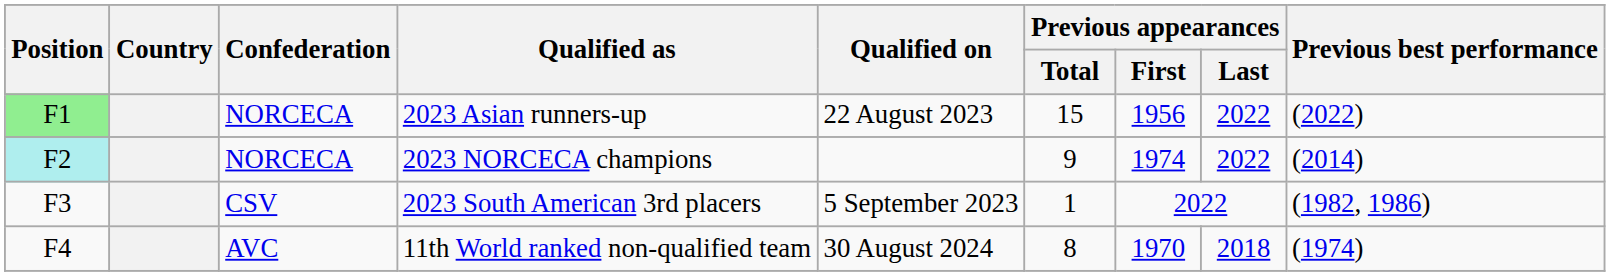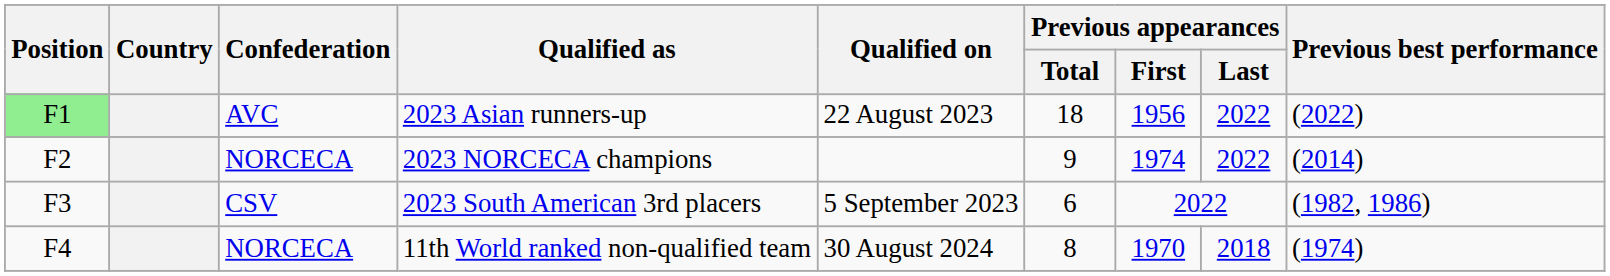(289, 115) NORCECA -> (252, 115) AVC
(1070, 115) 15 -> (1070, 115) 18
(57, 159) paleturquoise background -> (57, 159) no background
(1070, 203) 1 -> (1070, 203) 6
(252, 247) AVC -> (289, 247) NORCECA
